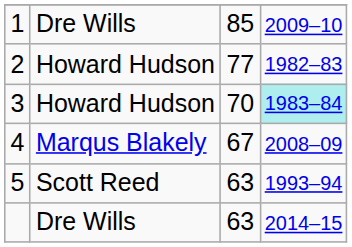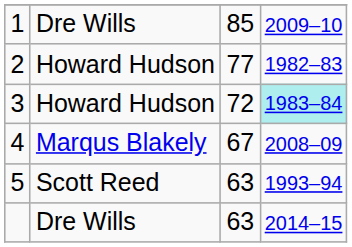(240, 103) 70 -> (240, 103) 72
